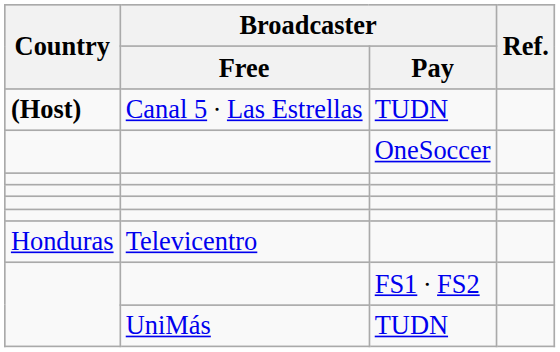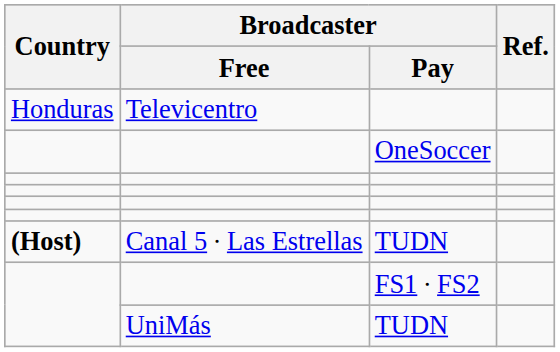rows swapped: (244, 109) <-> (192, 241)
